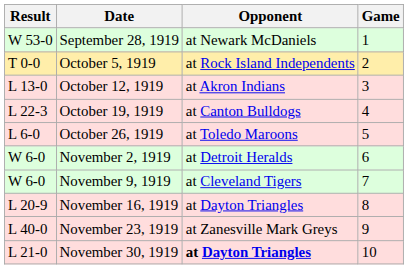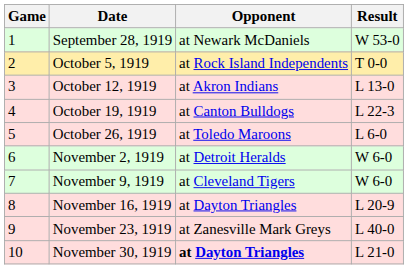columns swapped: (381, 16) <-> (30, 16)
